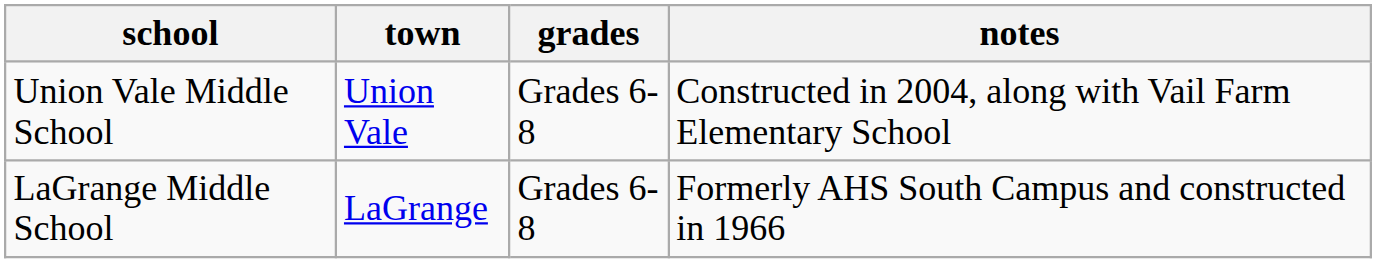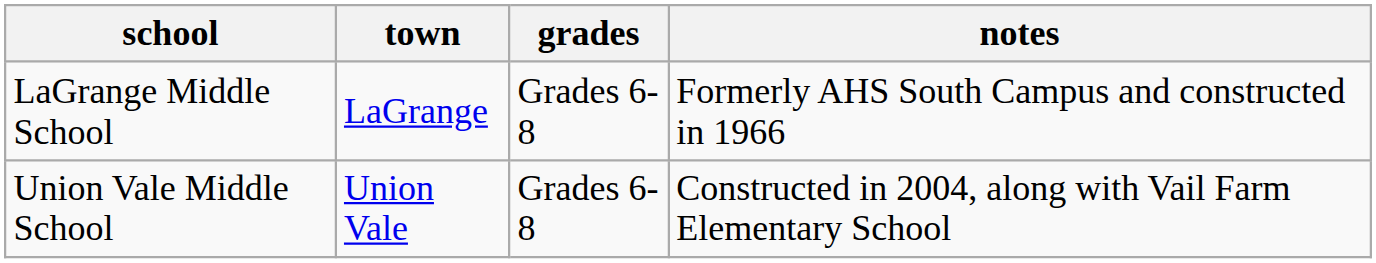rows swapped: (142, 207) <-> (151, 110)
